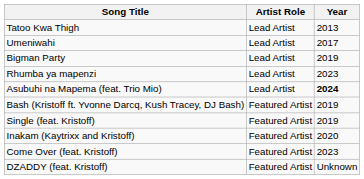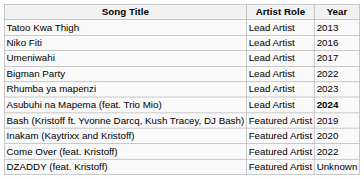+ row: (24, 43)
(327, 58) 2019 -> (327, 74) 2022
- row: (51, 120)
(327, 151) 2023 -> (327, 151) 2022
